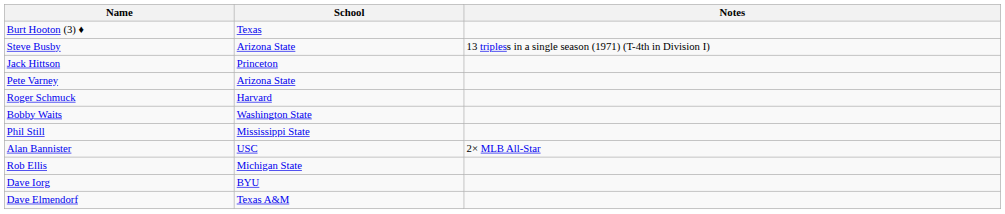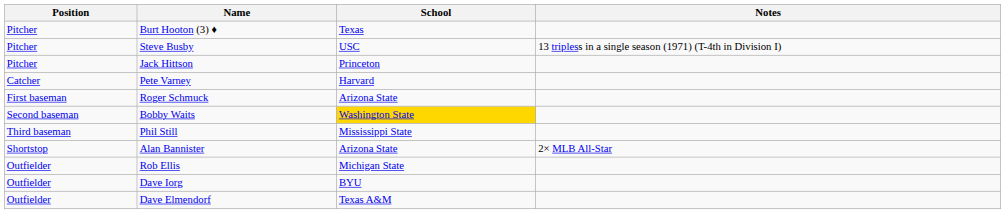+ column: (71, 13)
(266, 47) Arizona State -> (349, 47) USC
(266, 81) Arizona State -> (356, 81) Harvard
(254, 98) Harvard -> (368, 98) Arizona State
(274, 115) no background -> (376, 115) gold background
(247, 149) USC -> (368, 149) Arizona State
